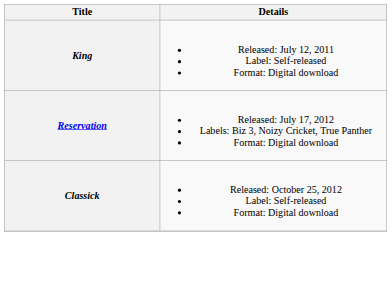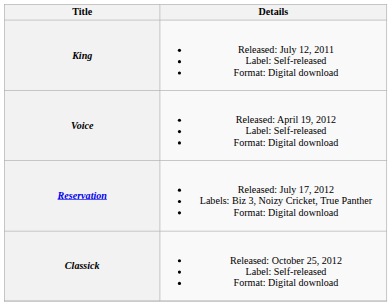+ row: (82, 125)
